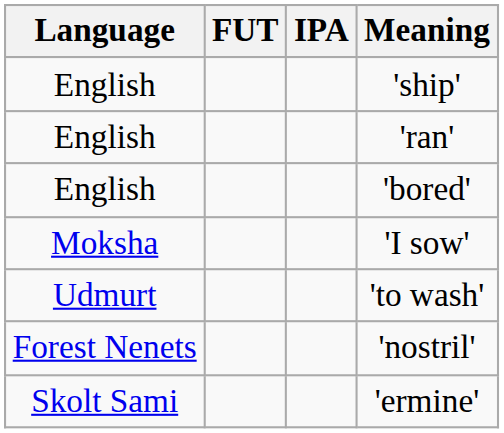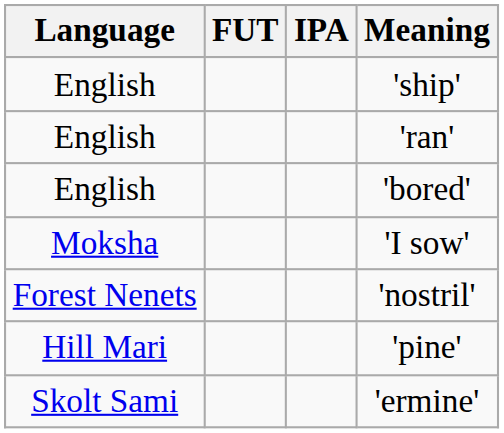- row: (427, 294)
+ row: (427, 347)
